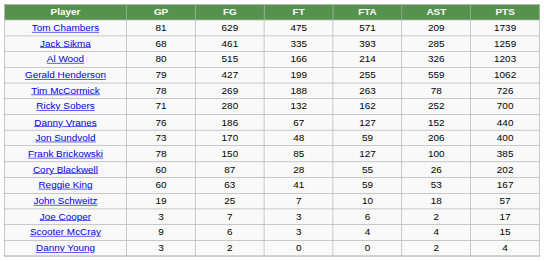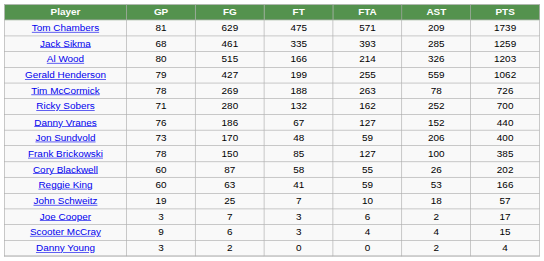(299, 169) 28 -> (299, 169) 58
(505, 185) 167 -> (505, 185) 166
